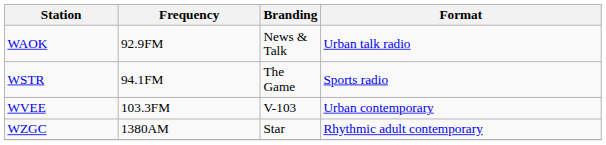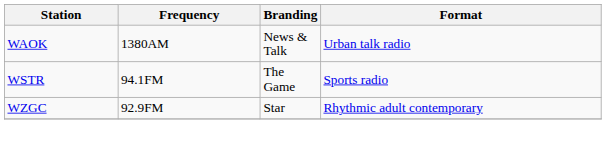(142, 43) 92.9FM -> (145, 43) 1380AM
- row: (27, 108)
(145, 129) 1380AM -> (142, 108) 92.9FM
